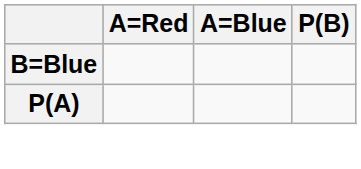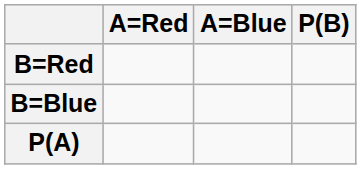+ row: (54, 63)
